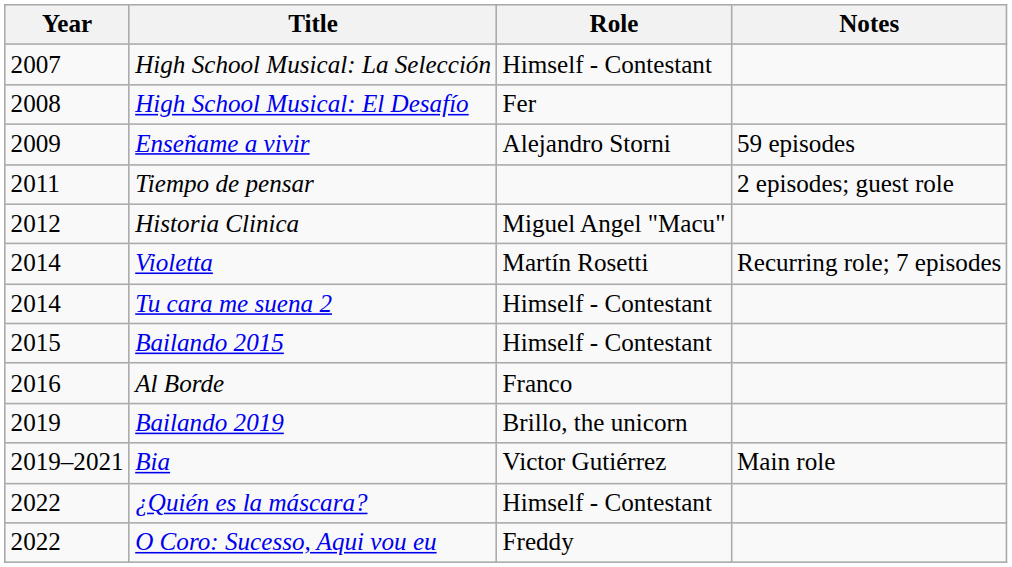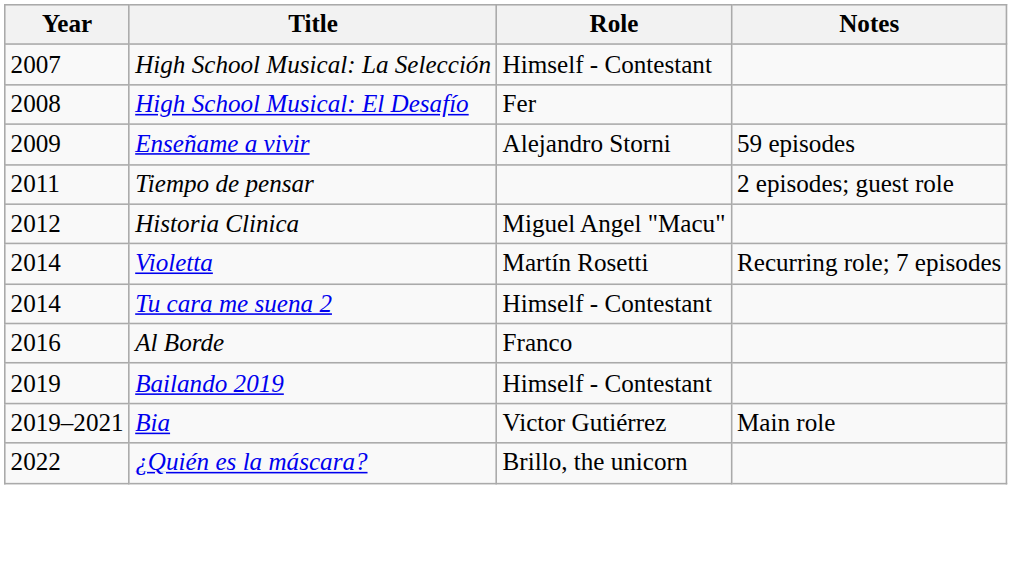- row: (210, 343)
(595, 422) Brillo, the unicorn -> (607, 382) Himself - Contestant
(607, 502) Himself - Contestant -> (595, 462) Brillo, the unicorn
- row: (286, 542)
